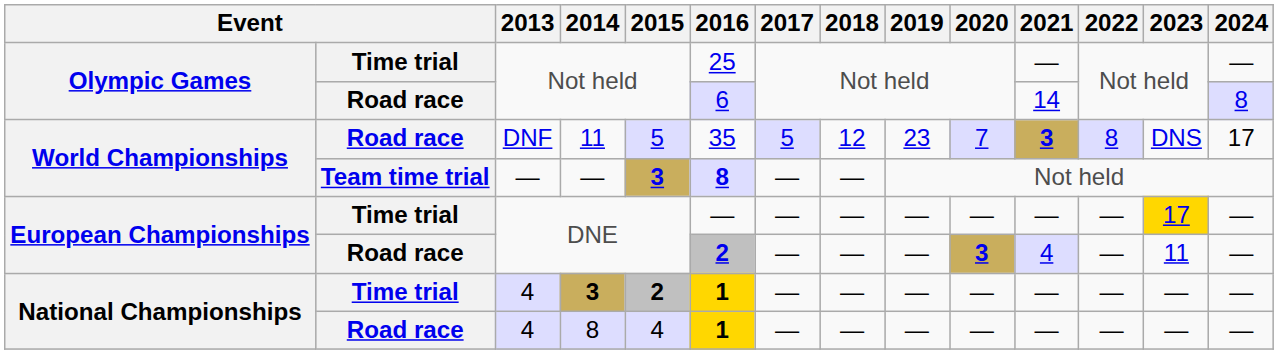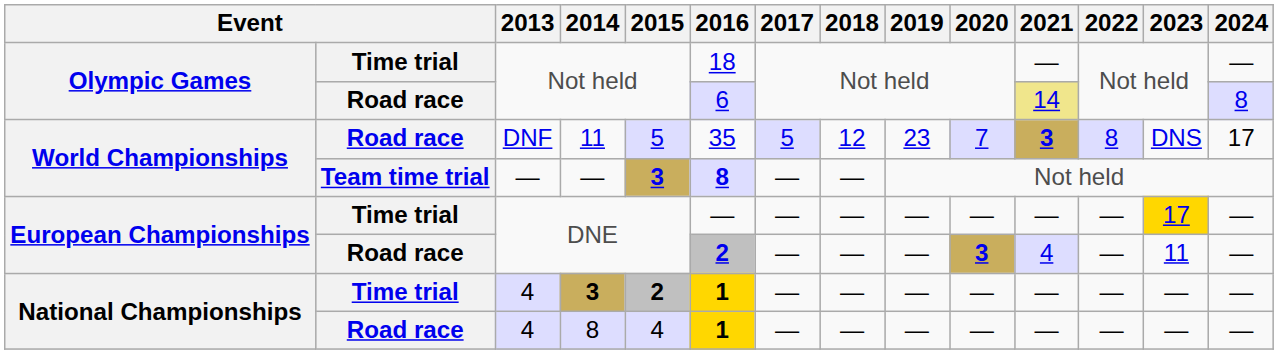(722, 61) 25 -> (722, 61) 18
(1047, 100) no background -> (1047, 100) khaki background
